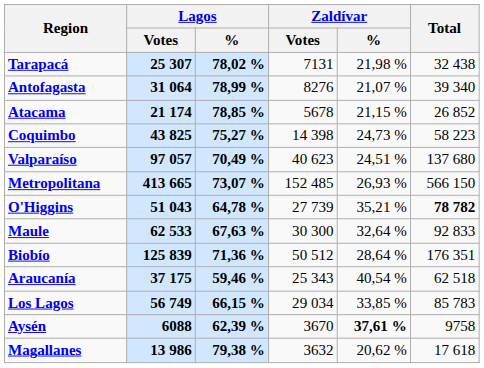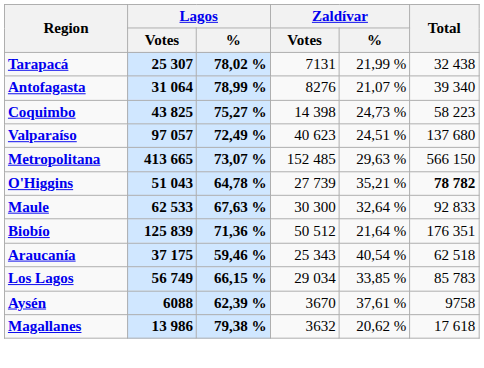(382, 64) 21,98 % -> (381, 64) 21,99 %
- row: (37, 111)
(239, 159) 70,49 % -> (240, 135) 72,49 %
(382, 183) 26,93 % -> (381, 159) 29,63 %
(382, 254) 28,64 % -> (381, 231) 21,64 %
(380, 326) bold -> (381, 302) normal
